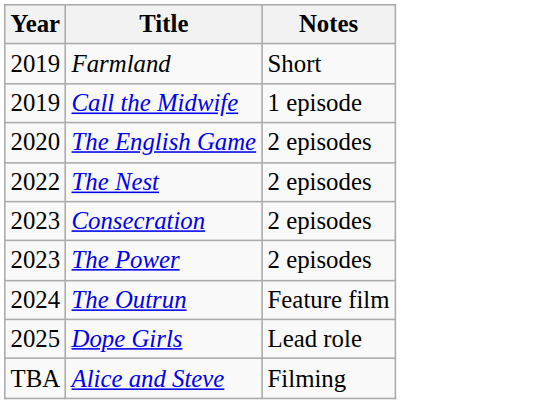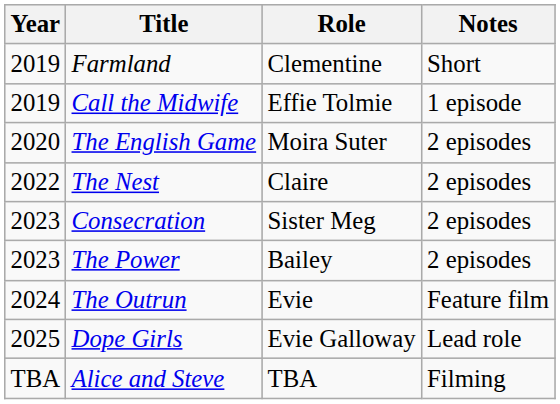+ column: (342, 24)
